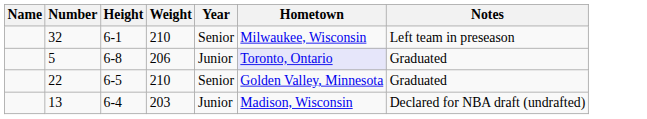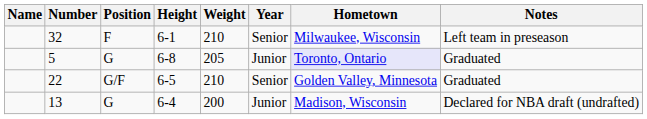+ column: (127, 15)
(160, 59) 206 -> (214, 59) 205
(160, 102) 203 -> (214, 102) 200
